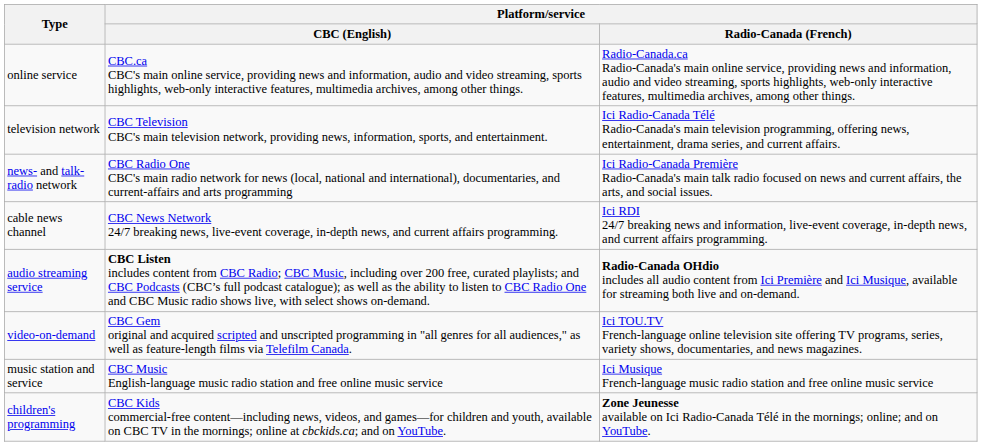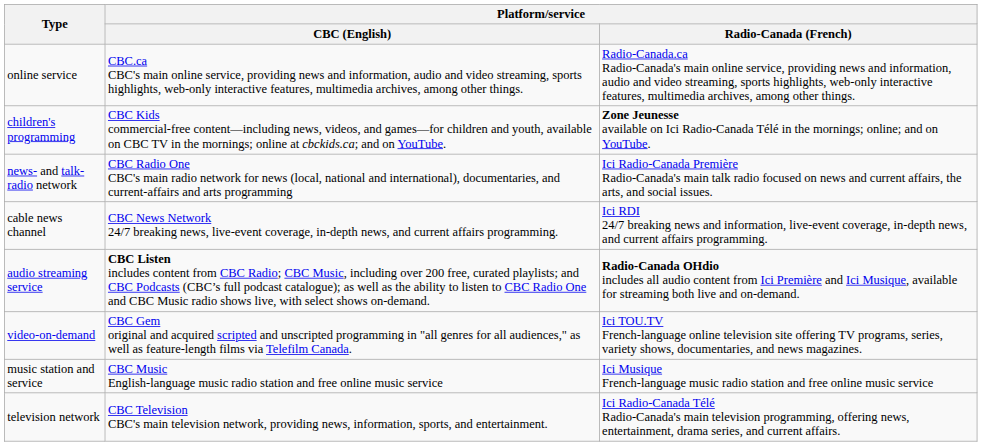rows swapped: (54, 129) <-> (41, 417)
